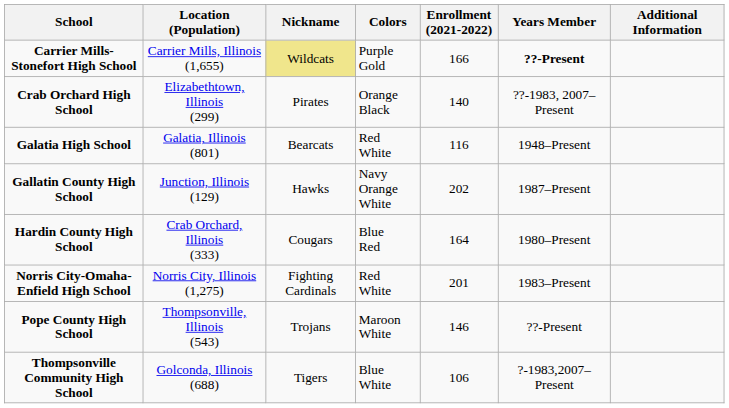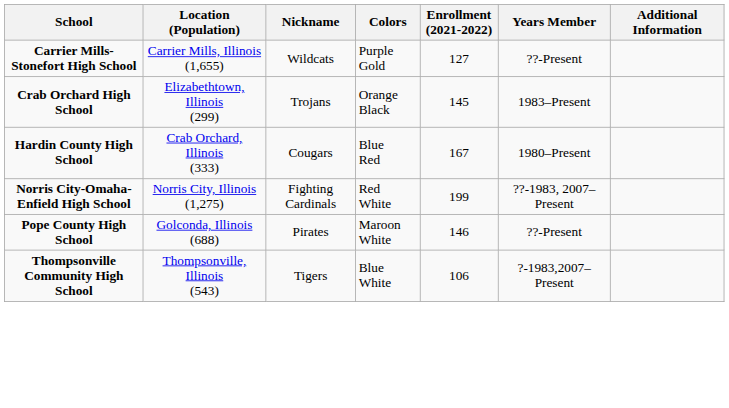(311, 58) khaki background -> (311, 58) no background
(459, 58) 166 -> (459, 58) 127
(554, 58) bold -> (554, 58) normal
(311, 101) Pirates -> (311, 101) Trojans
(459, 101) 140 -> (459, 101) 145
(554, 101) ??-1983, 2007–Present -> (554, 101) 1983–Present
- row: (74, 145)
- row: (74, 188)
(459, 239) 164 -> (459, 152) 167
(459, 283) 201 -> (459, 196) 199
(554, 283) 1983–Present -> (554, 196) ??-1983, 2007–Present
(204, 326) Thompsonville, Illinois (543) -> (204, 232) Golconda, Illinois (688)
(311, 326) Trojans -> (311, 232) Pirates
(204, 377) Golconda, Illinois (688) -> (204, 275) Thompsonville, Illinois (543)
